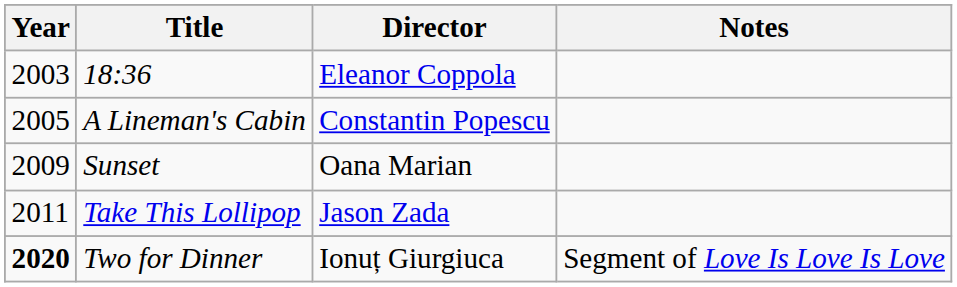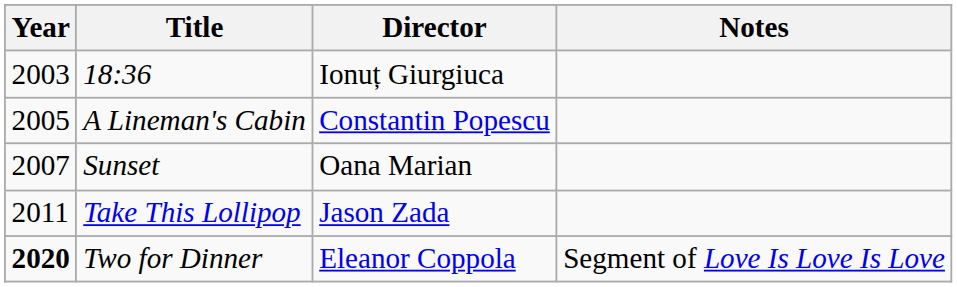(417, 73) Eleanor Coppola -> (412, 73) Ionuț Giurgiuca
(41, 166) 2009 -> (41, 166) 2007
(412, 258) Ionuț Giurgiuca -> (417, 258) Eleanor Coppola
